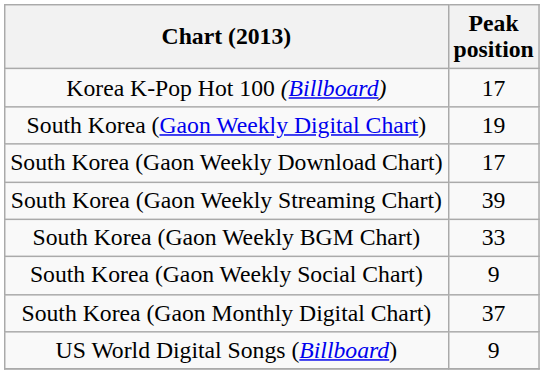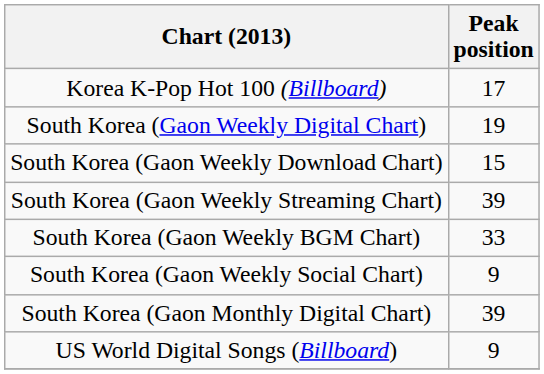(494, 162) 17 -> (494, 162) 15
(494, 312) 37 -> (494, 312) 39
